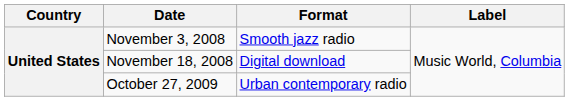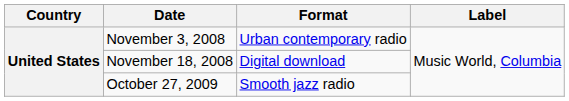(297, 38) Smooth jazz radio -> (323, 38) Urban contemporary radio
(323, 84) Urban contemporary radio -> (297, 84) Smooth jazz radio
